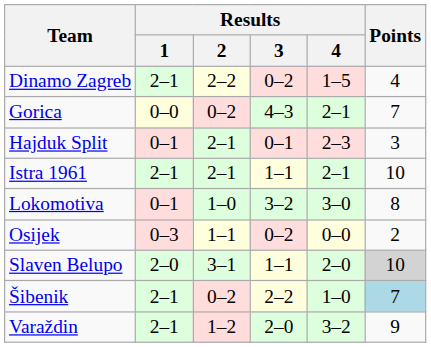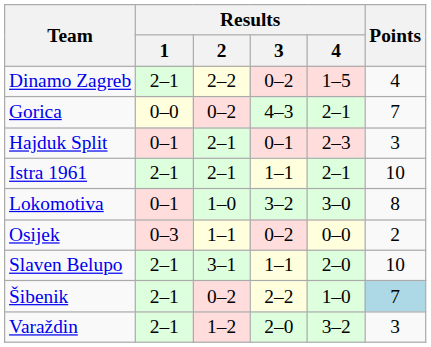(164, 265) 2–0 -> (164, 265) 2–1
(395, 265) lightgrey background -> (395, 265) no background
(395, 326) 9 -> (395, 326) 3
